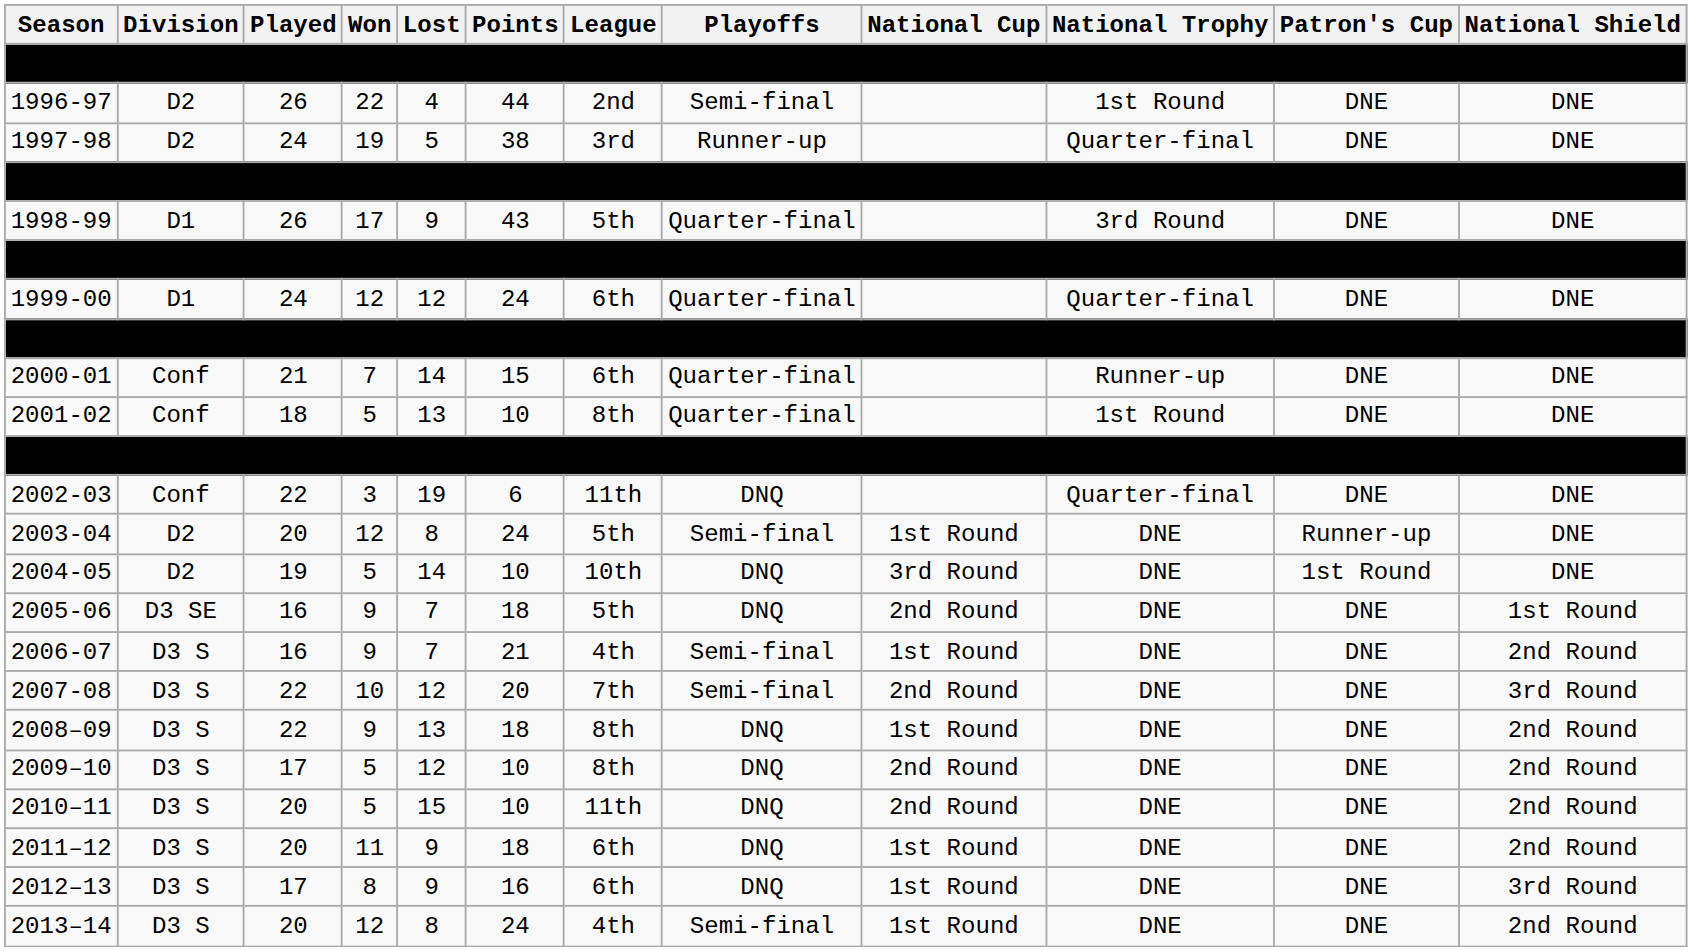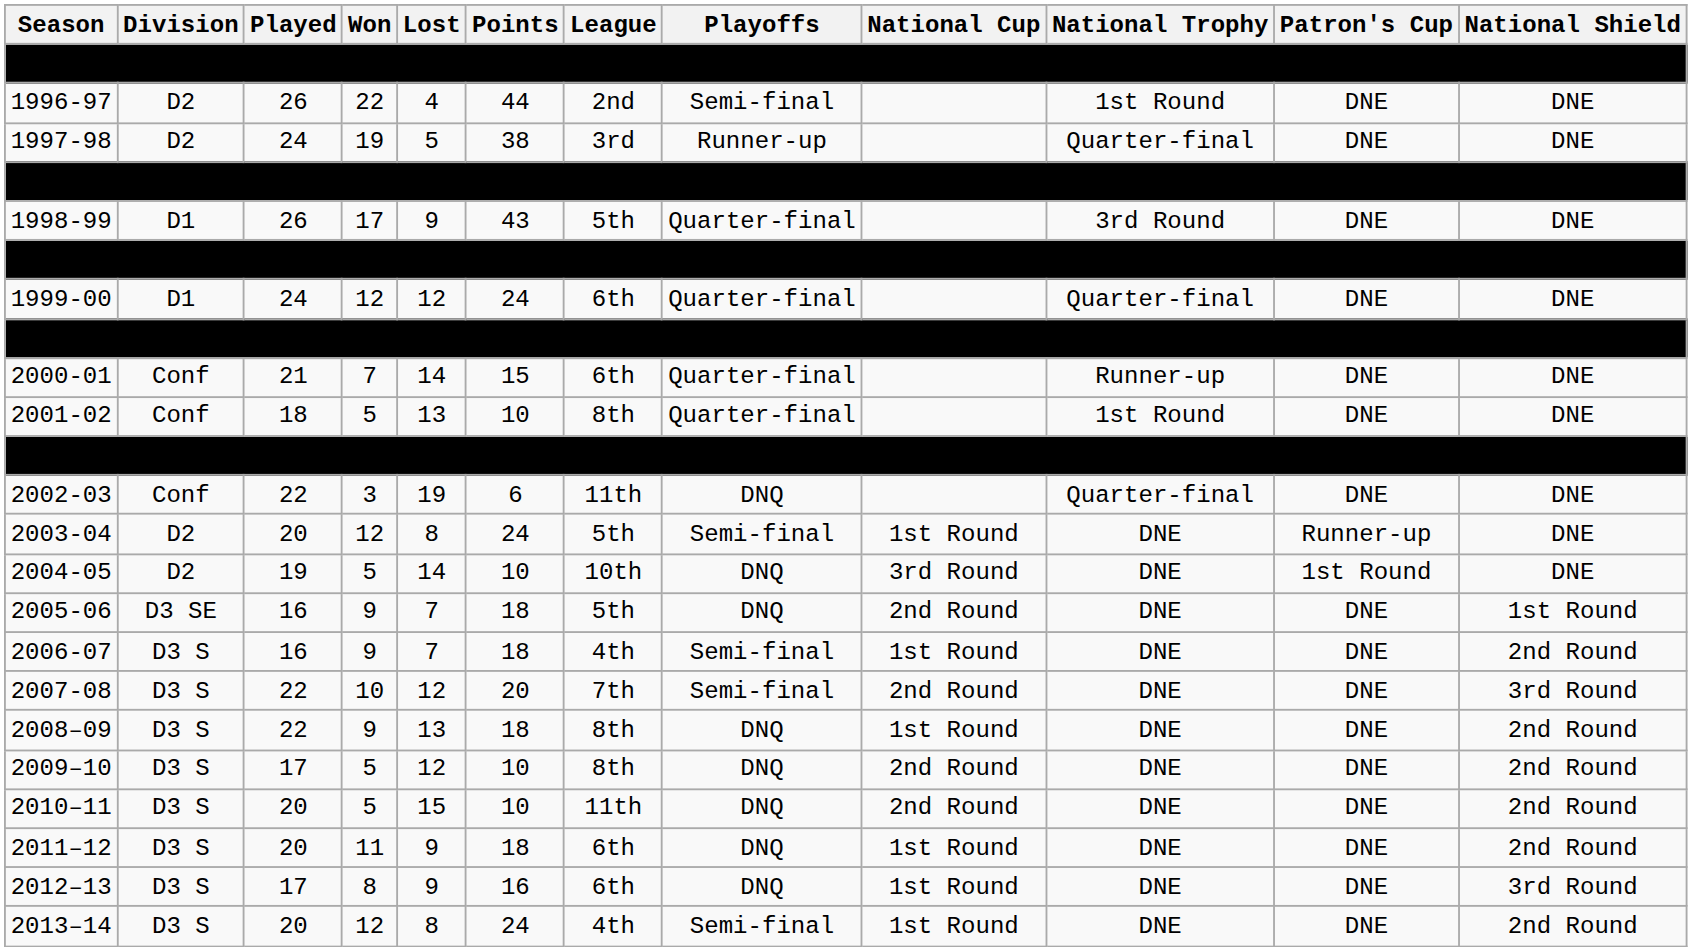(515, 652) 21 -> (515, 652) 18
